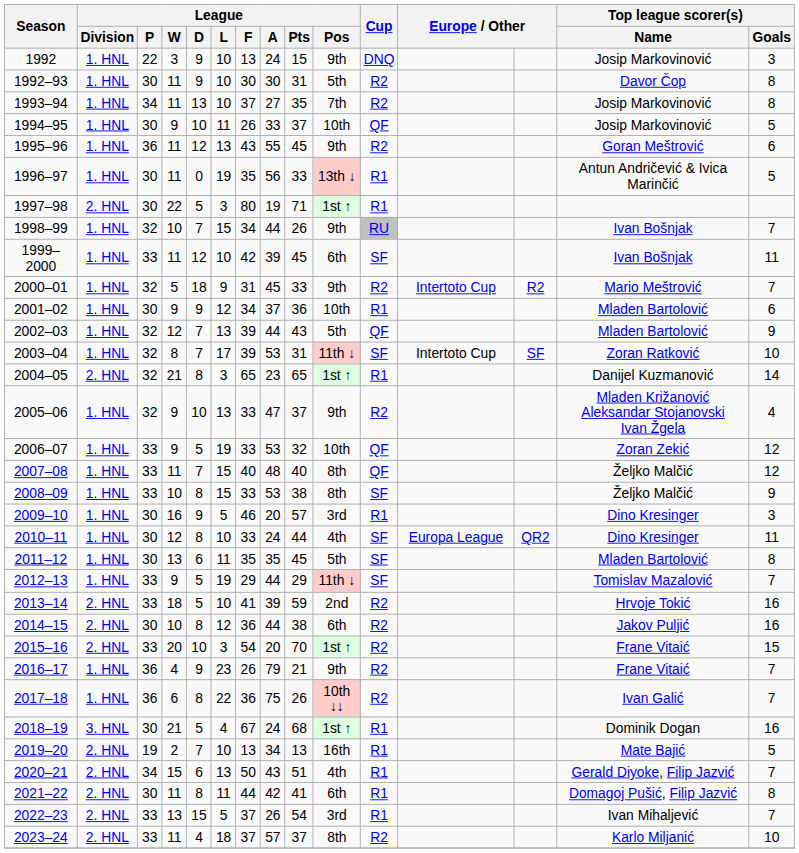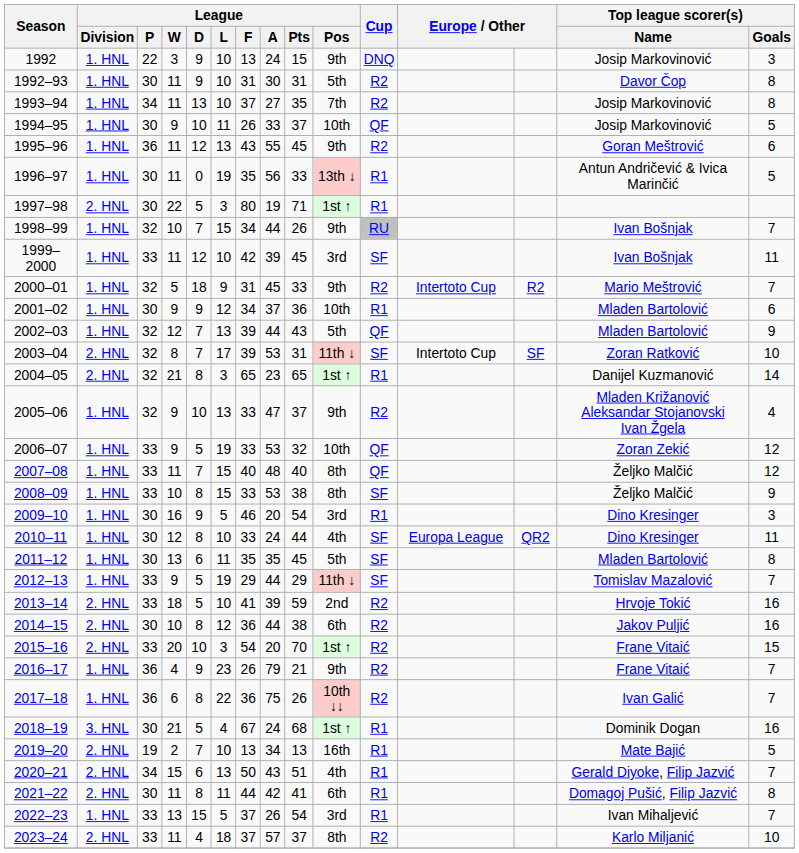(248, 81) 30 -> (248, 81) 31
(337, 258) 6th -> (337, 258) 3rd
(107, 353) 1. HNL -> (107, 353) 2. HNL
(299, 515) 57 -> (299, 515) 54
(107, 816) 2. HNL -> (107, 816) 1. HNL
